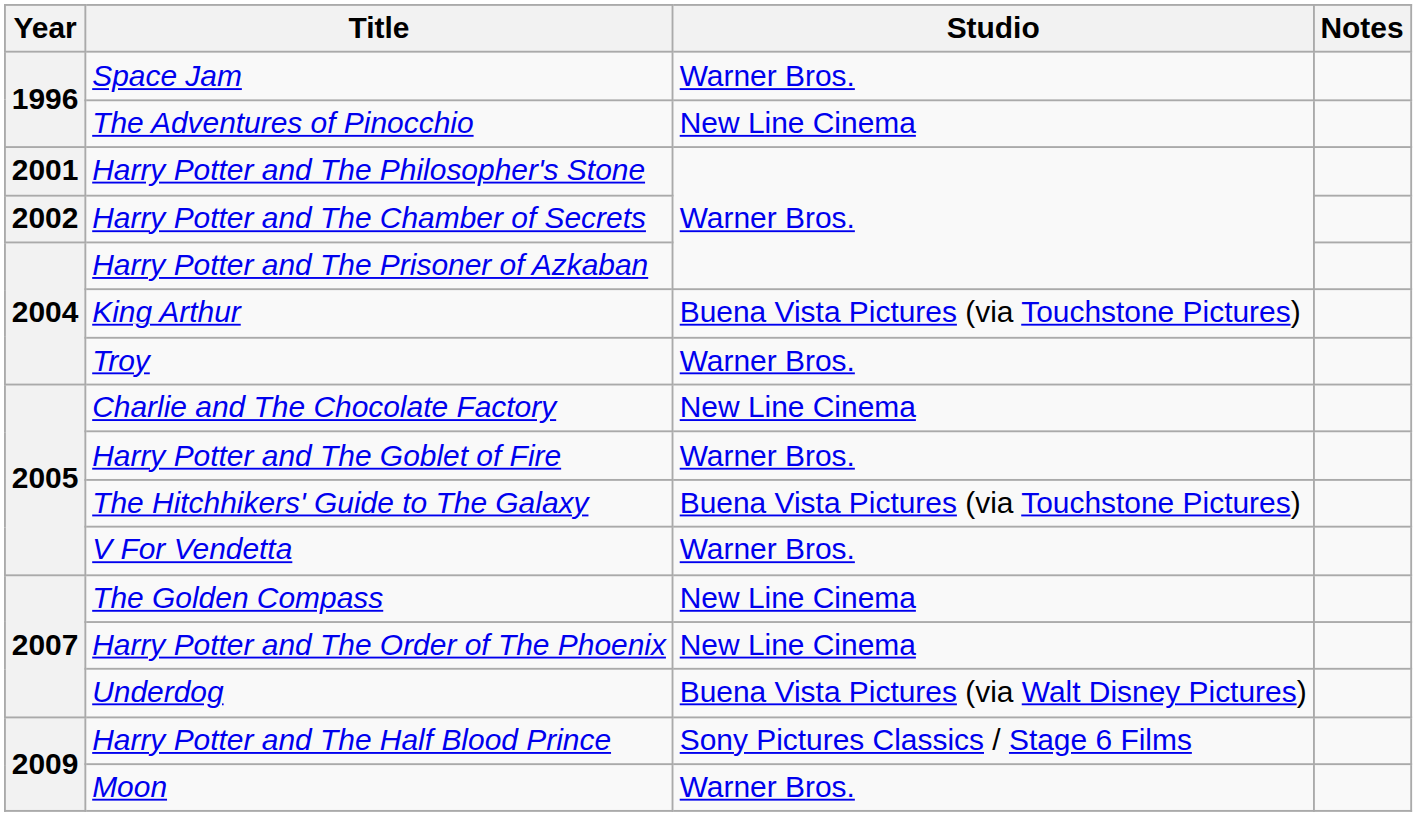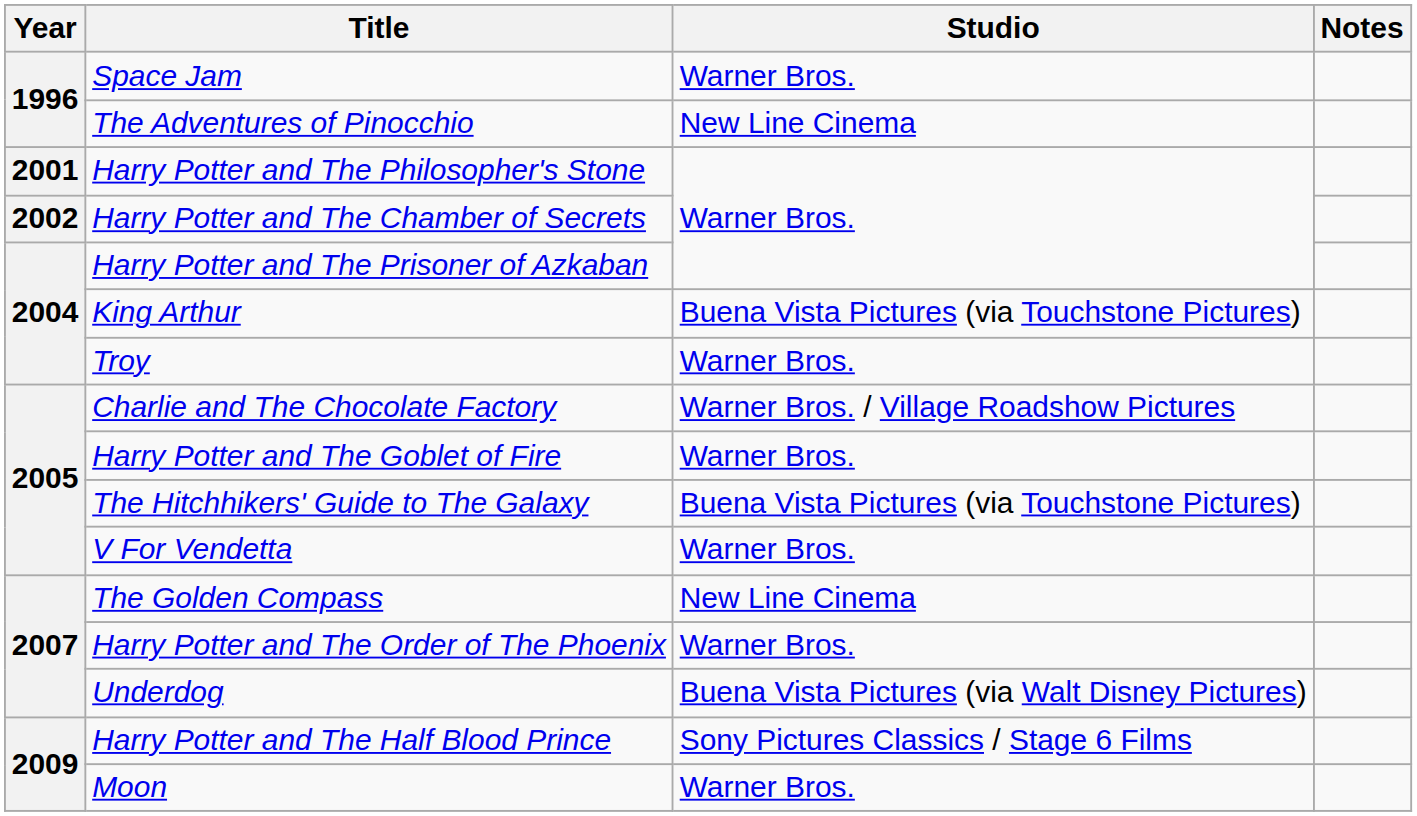(798, 407) New Line Cinema -> (957, 407) Warner Bros. / Village Roadshow Pictures
(798, 645) New Line Cinema -> (767, 645) Warner Bros.
